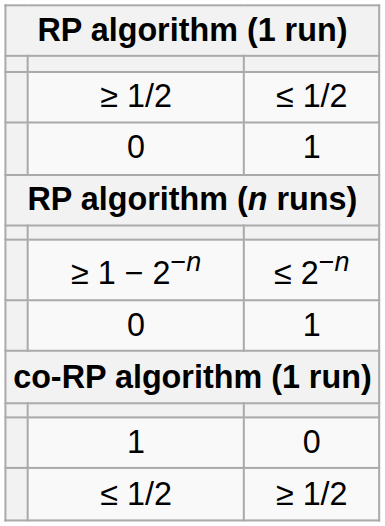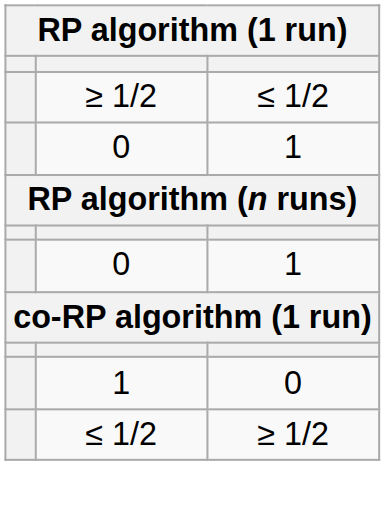- row: (136, 269)
